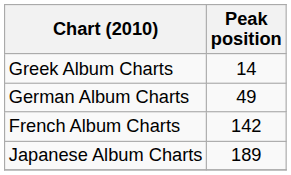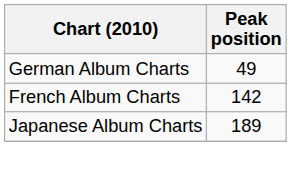- row: (91, 68)
